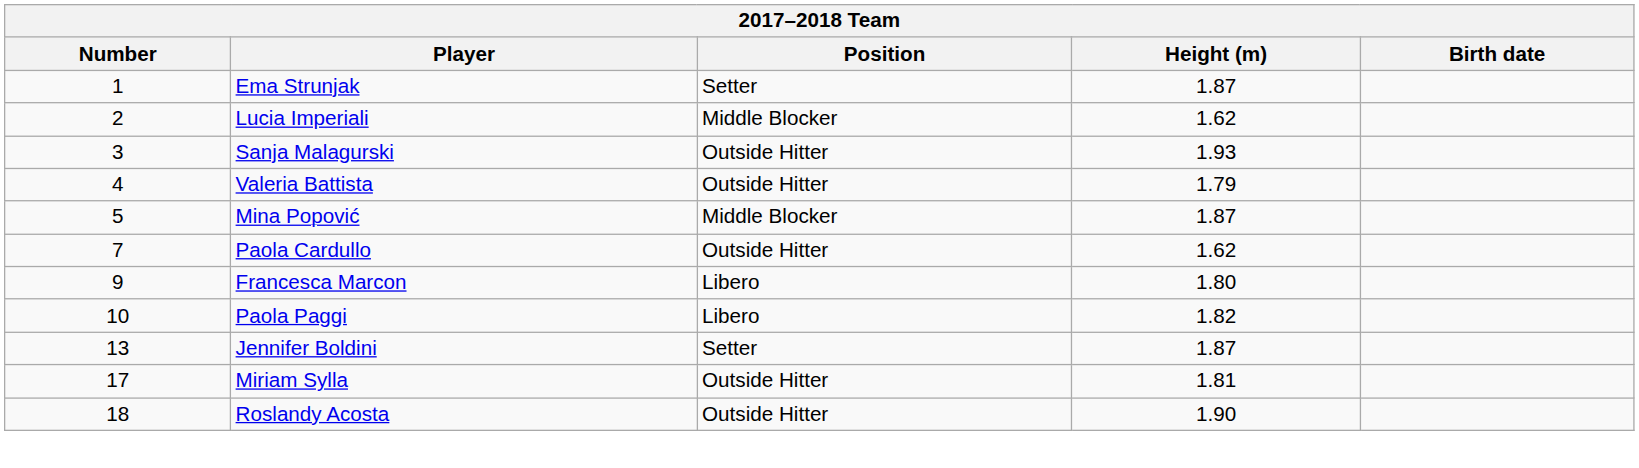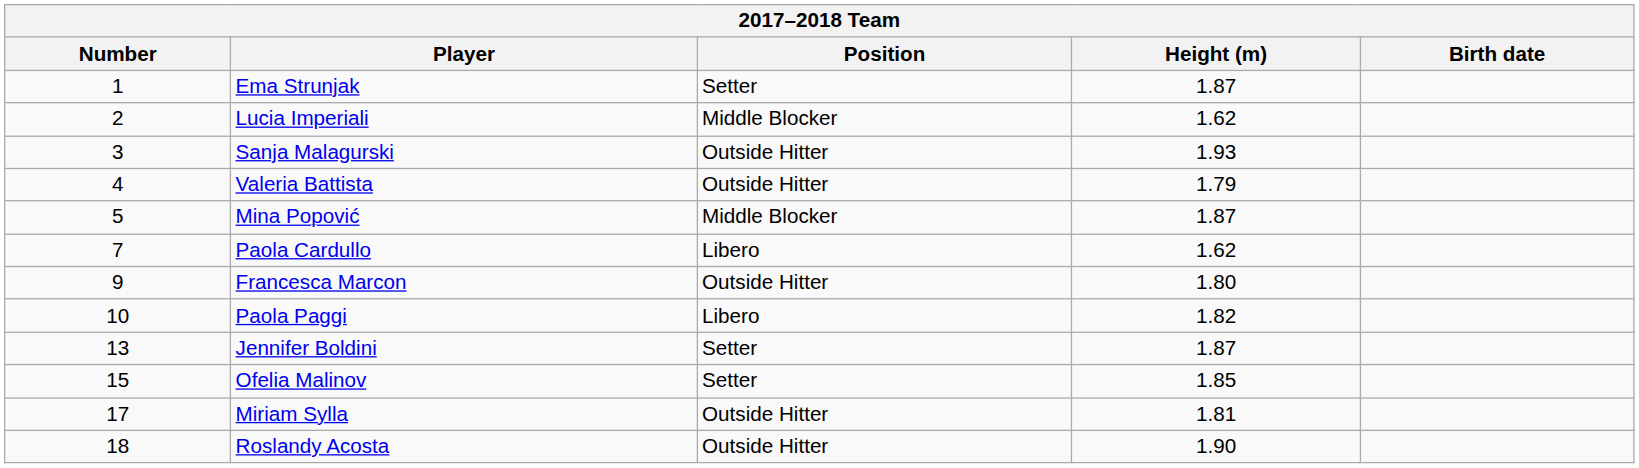(765, 250) Outside Hitter -> (731, 250) Libero
(731, 282) Libero -> (765, 282) Outside Hitter
+ row: (301, 380)
